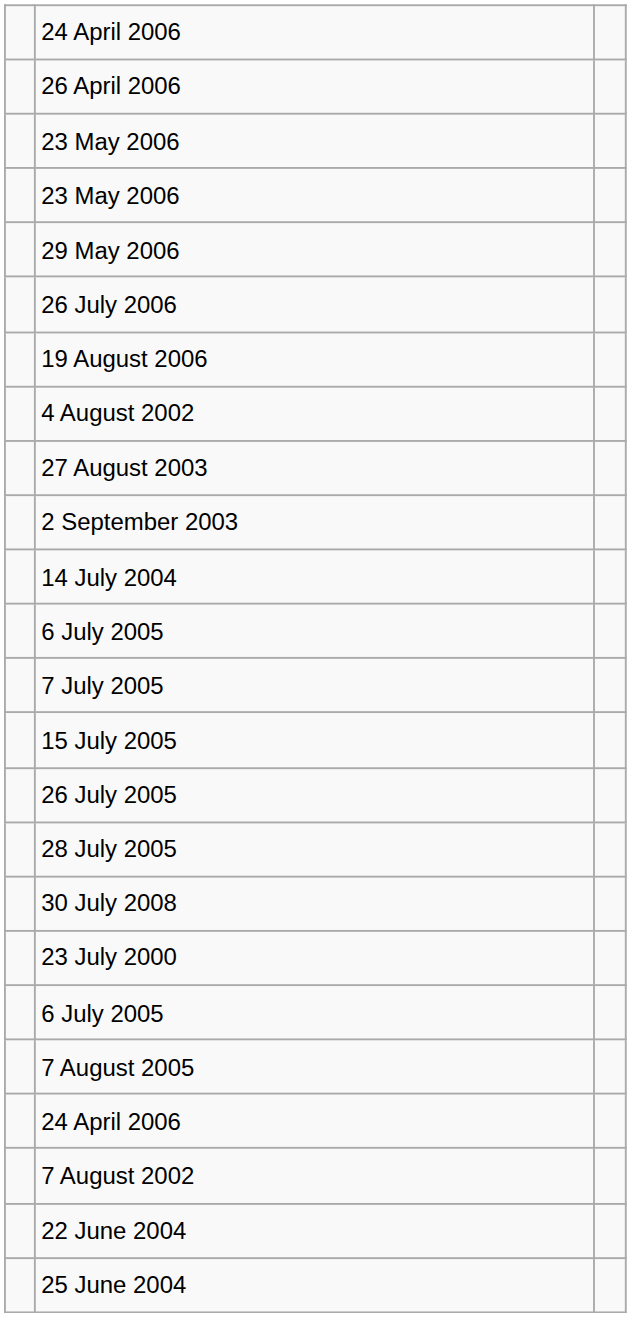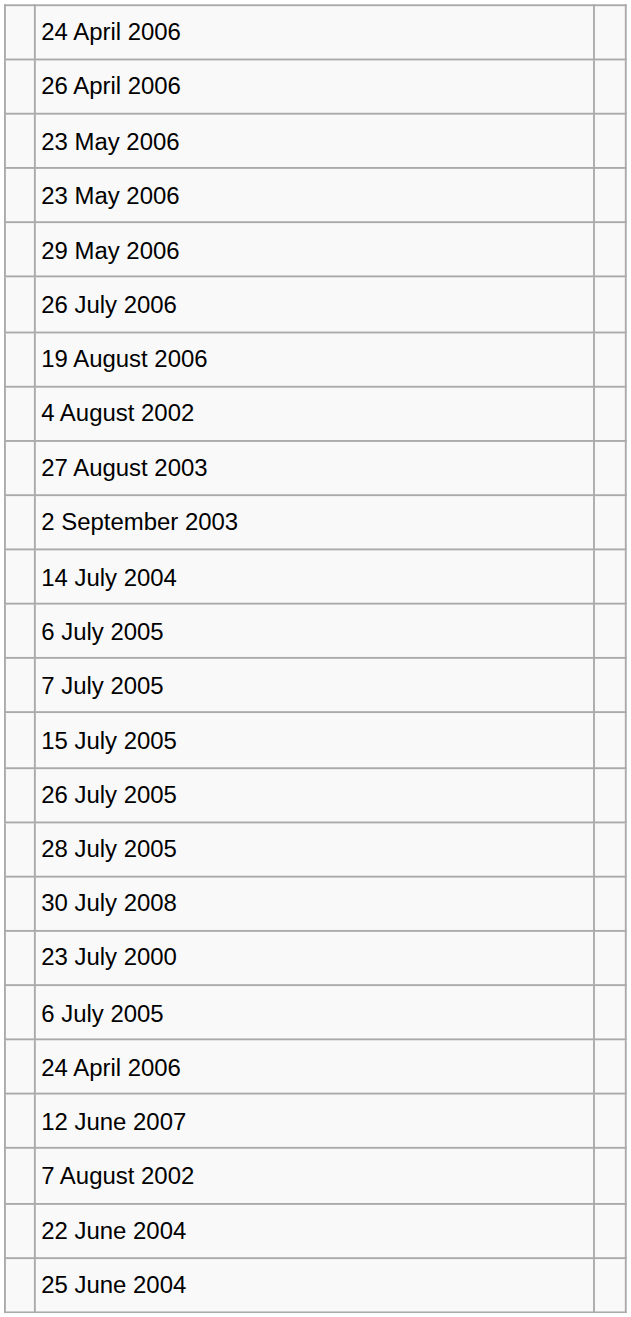- row: (20, 1067)
+ row: (20, 1121)
